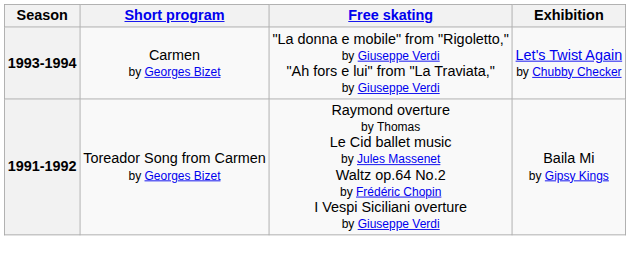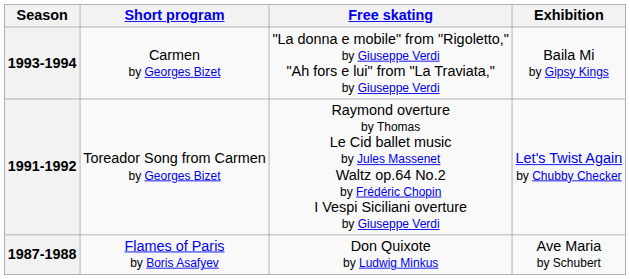(569, 63) Let's Twist Again by Chubby Checker -> (569, 63) Baila Mi by Gipsy Kings
(569, 166) Baila Mi by Gipsy Kings -> (569, 166) Let's Twist Again by Chubby Checker
+ row: (42, 254)
